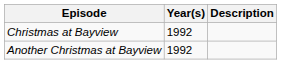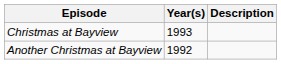(179, 31) 1992 -> (179, 31) 1993
